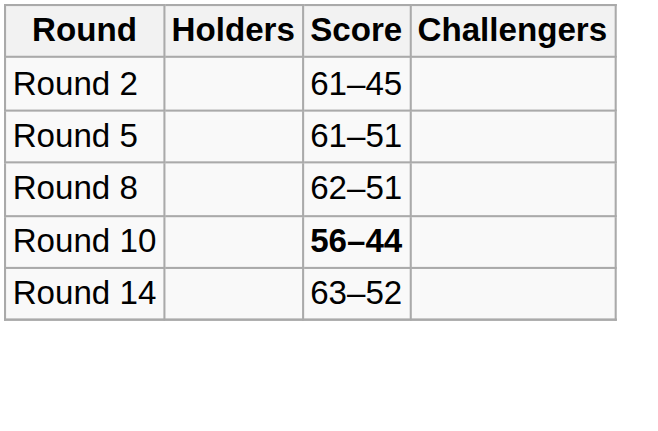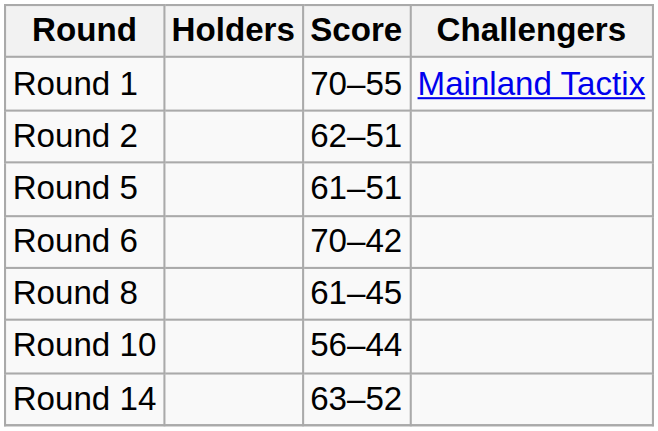+ row: (75, 83)
(356, 83) 61–45 -> (356, 135) 62–51
+ row: (75, 240)
(356, 188) 62–51 -> (356, 293) 61–45
(356, 240) bold -> (356, 345) normal
